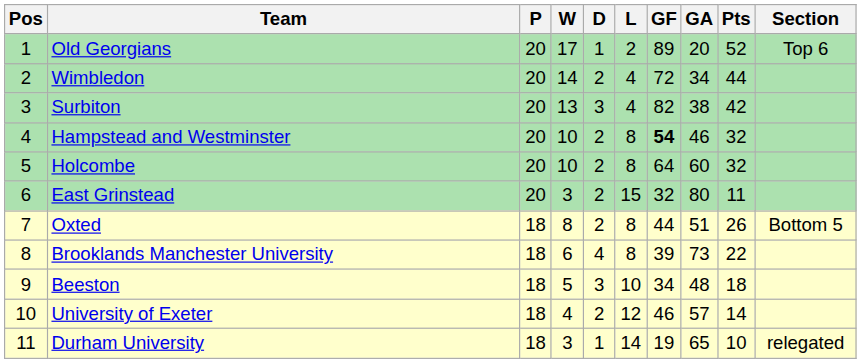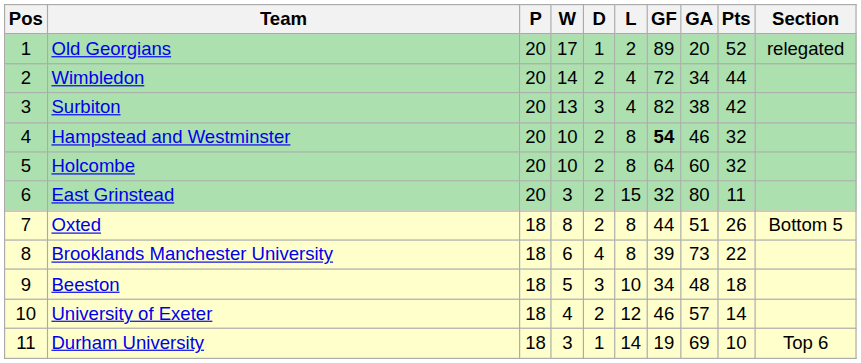(806, 48) Top 6 -> (806, 48) relegated
(699, 343) 65 -> (699, 343) 69
(806, 343) relegated -> (806, 343) Top 6
